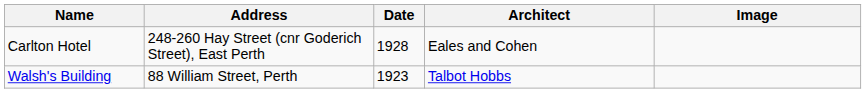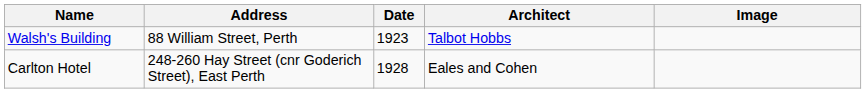rows swapped: (49, 46) <-> (59, 76)
